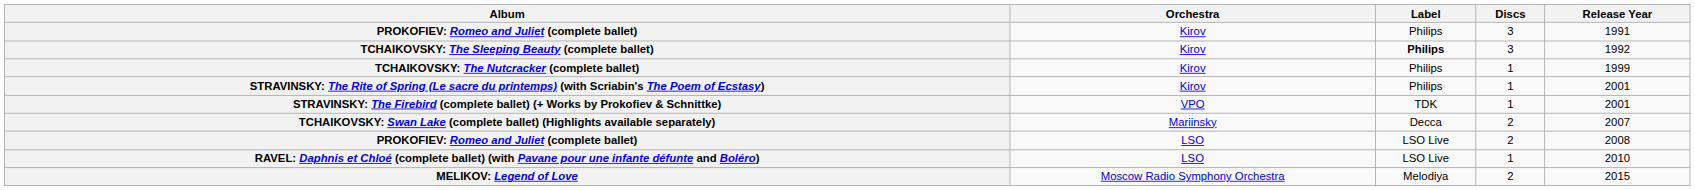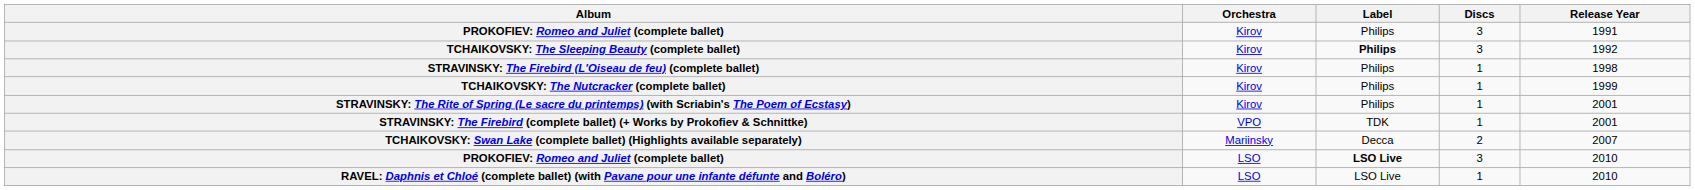+ row: (593, 68)
(1426, 141) normal -> (1378, 159) bold
(1510, 141) 2 -> (1480, 159) 3
(1617, 141) 2008 -> (1605, 159) 2010
- row: (507, 177)
